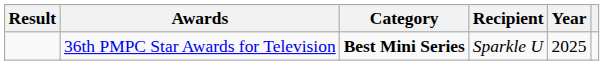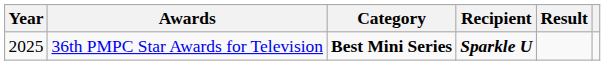columns swapped: (569, 18) <-> (32, 18)
(508, 45) normal -> (496, 45) bold
